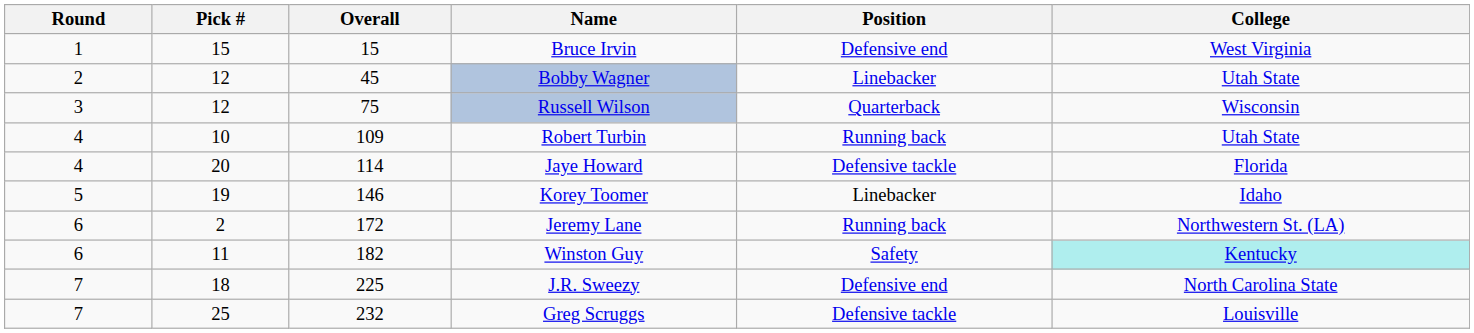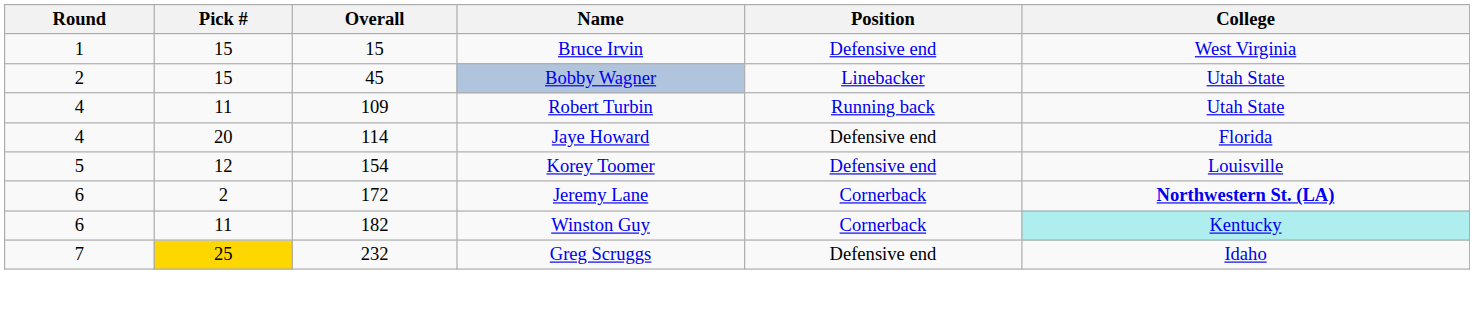(220, 78) 12 -> (223, 78) 15
- row: (594, 107)
(220, 136) 10 -> (223, 107) 11
(894, 166) Defensive tackle -> (883, 136) Defensive end
(220, 195) 19 -> (223, 166) 12
(370, 195) 146 -> (375, 166) 154
(894, 195) Linebacker -> (883, 166) Defensive end
(1261, 195) Idaho -> (1246, 166) Louisville
(894, 225) Running back -> (883, 195) Cornerback
(1261, 225) normal -> (1246, 195) bold
(894, 254) Safety -> (883, 225) Cornerback
- row: (594, 284)
(220, 313) no background -> (223, 254) gold background
(894, 313) Defensive tackle -> (883, 254) Defensive end
(1261, 313) Louisville -> (1246, 254) Idaho
